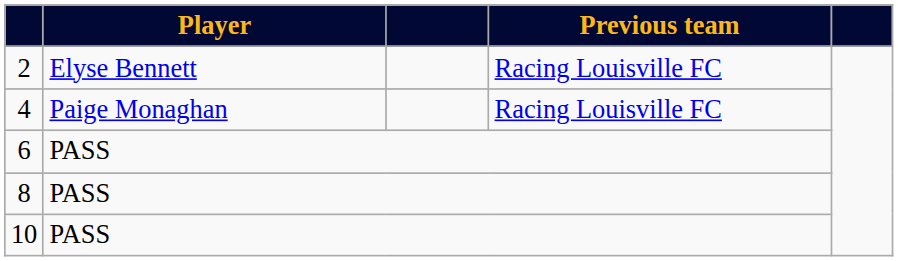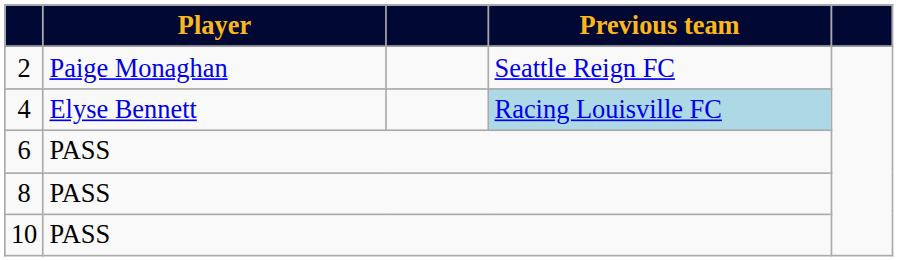(123, 67) Elyse Bennett -> (139, 67) Paige Monaghan
(608, 67) Racing Louisville FC -> (585, 67) Seattle Reign FC
(139, 109) Paige Monaghan -> (123, 109) Elyse Bennett
(608, 109) no background -> (608, 109) lightblue background
